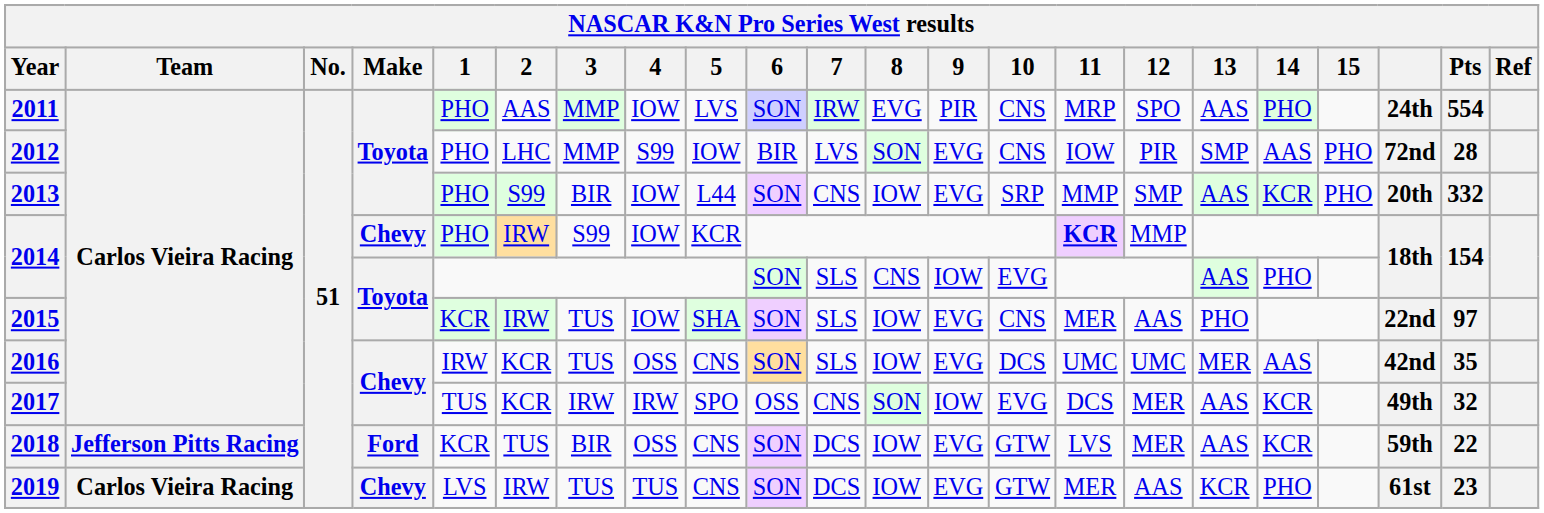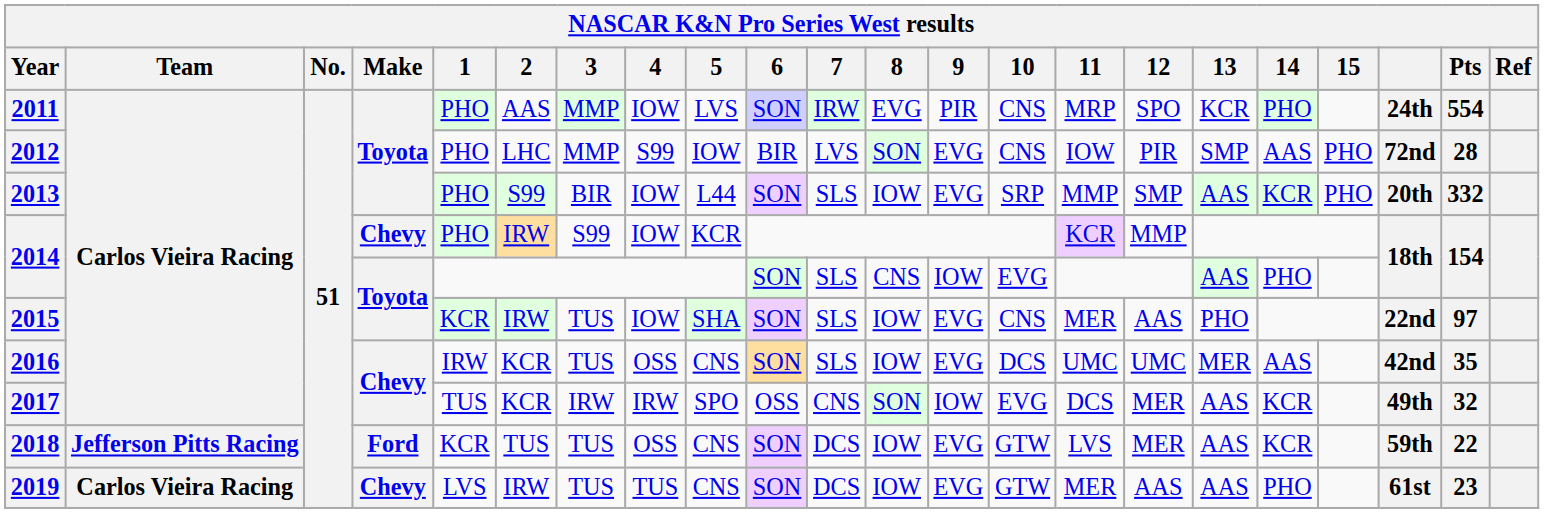(1225, 109) AAS -> (1225, 109) KCR
(837, 193) CNS -> (837, 193) SLS
(1090, 235) bold -> (1090, 235) normal
(591, 445) BIR -> (591, 445) TUS
(1225, 487) KCR -> (1225, 487) AAS
